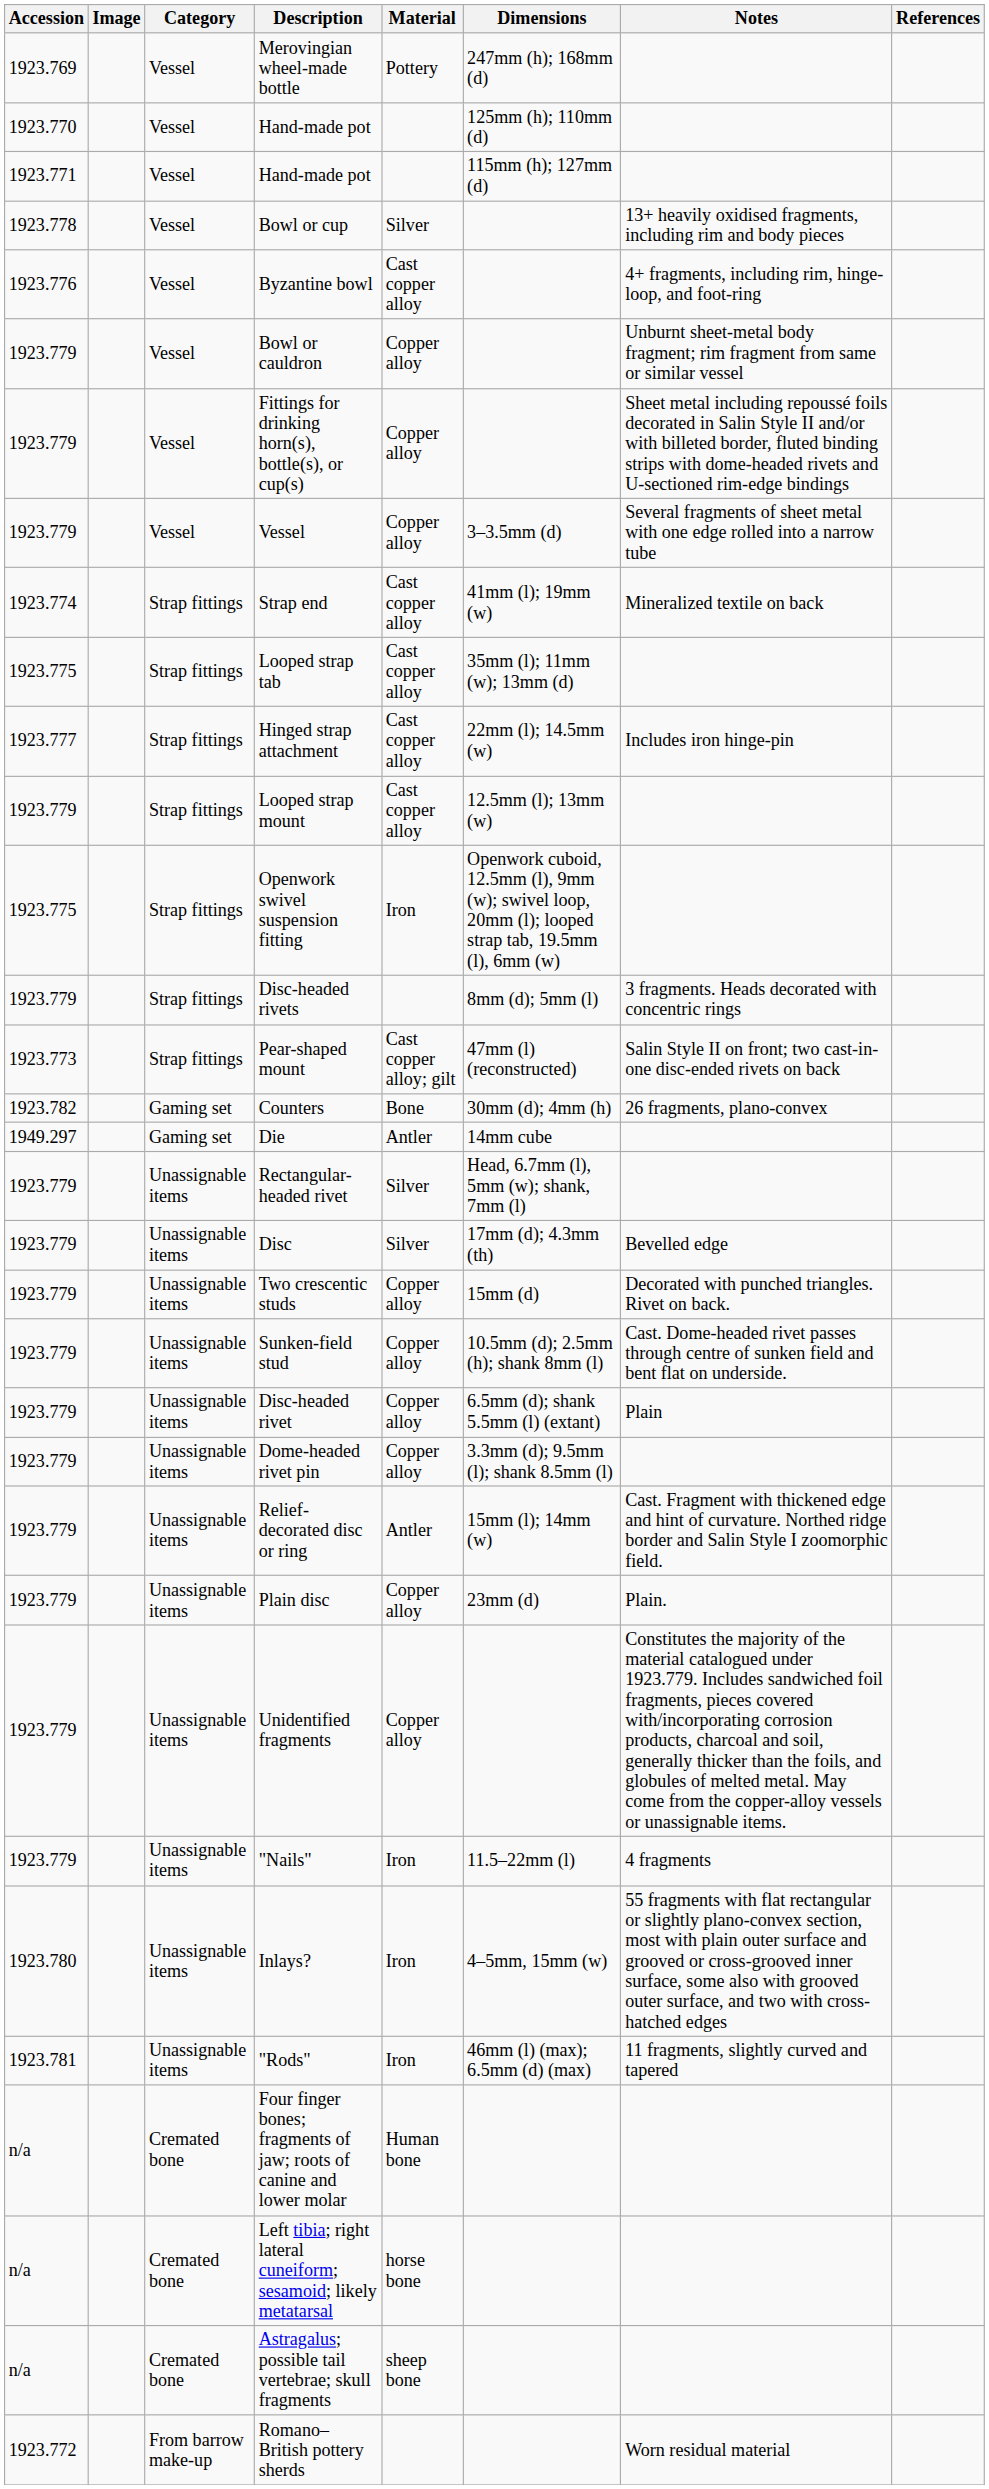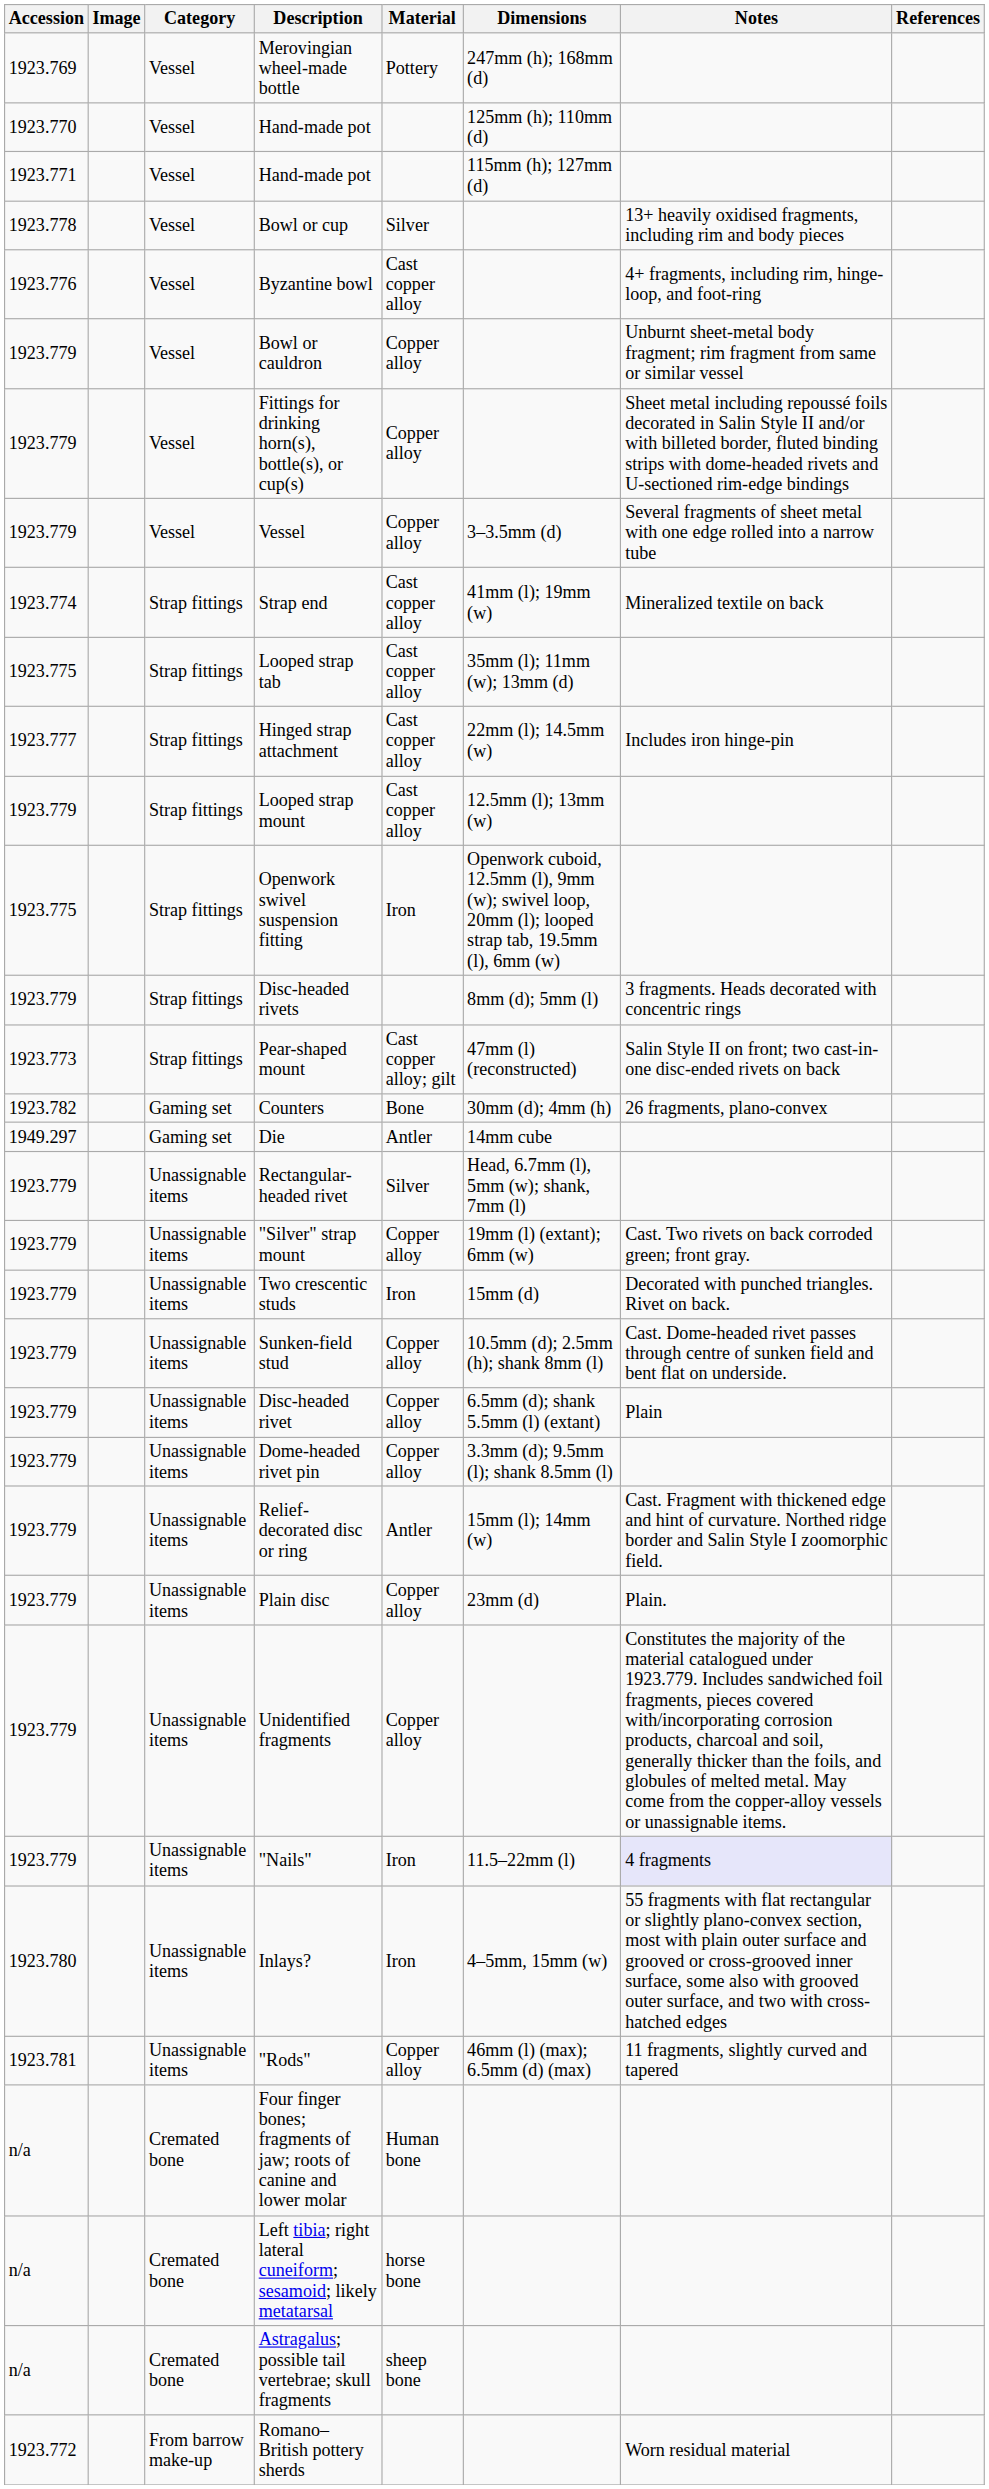- row: (43, 1245)
+ row: (43, 1245)
(412, 1294) Copper alloy -> (401, 1294) Iron
(668, 1860) no background -> (668, 1860) lavender background
(401, 2060) Iron -> (412, 2060) Copper alloy
